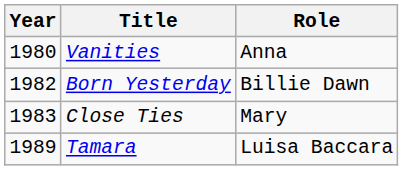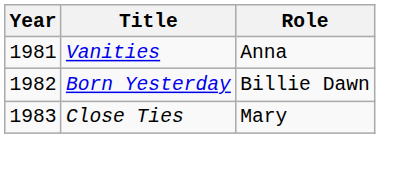(33, 53) 1980 -> (33, 53) 1981
- row: (101, 149)
